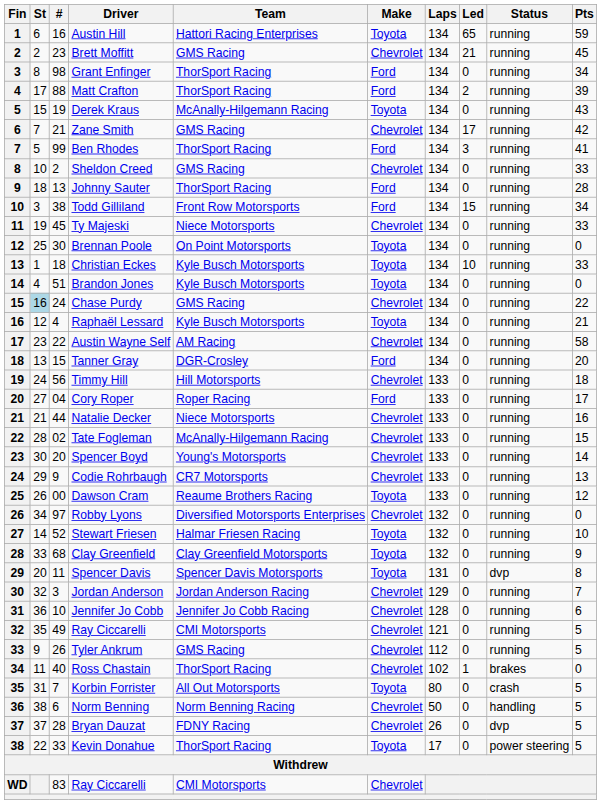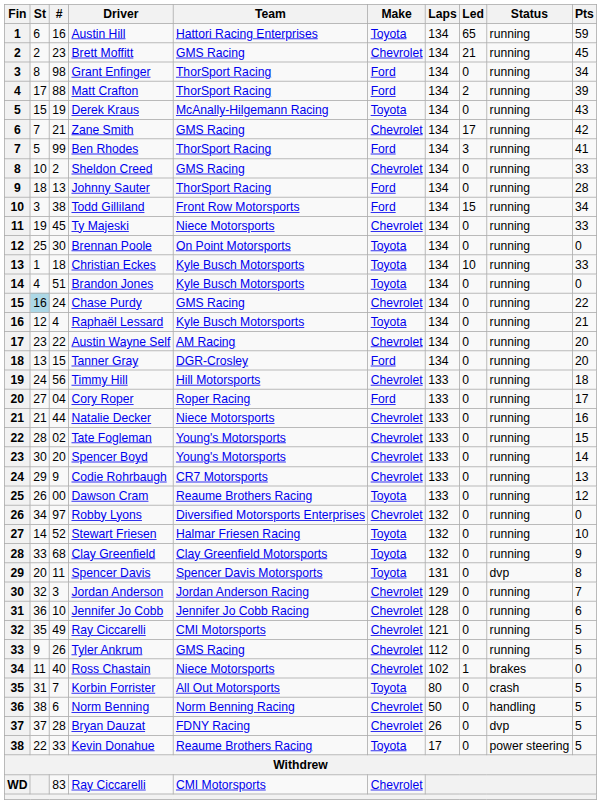(582, 341) 58 -> (582, 341) 20
(252, 438) McAnally-Hilgemann Racing -> (231, 438) Young's Motorsports
(224, 669) ThorSport Racing -> (225, 669) Niece Motorsports
(224, 746) ThorSport Racing -> (244, 746) Reaume Brothers Racing
